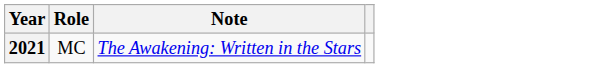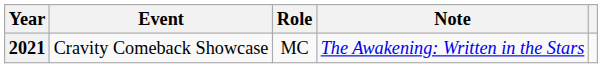+ column: (161, 18)
